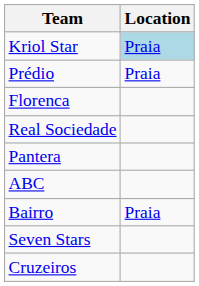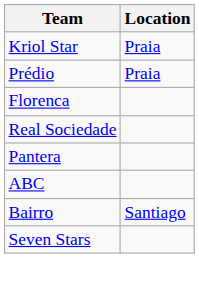(143, 45) lightblue background -> (143, 45) no background
(143, 211) Praia -> (155, 211) Santiago
- row: (42, 267)
